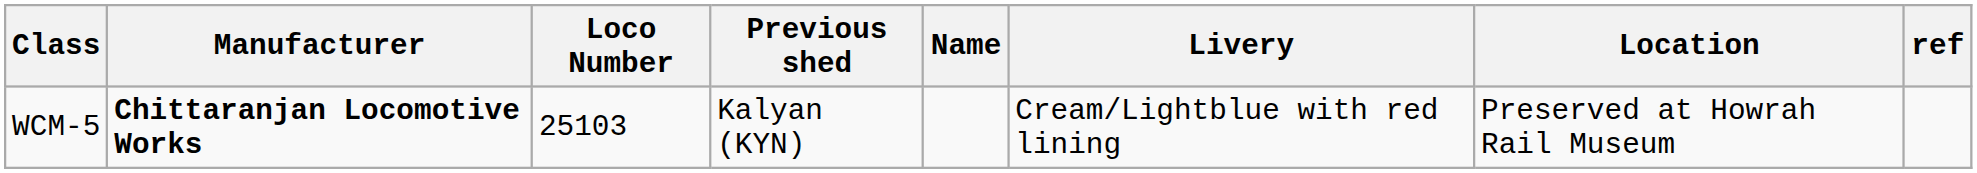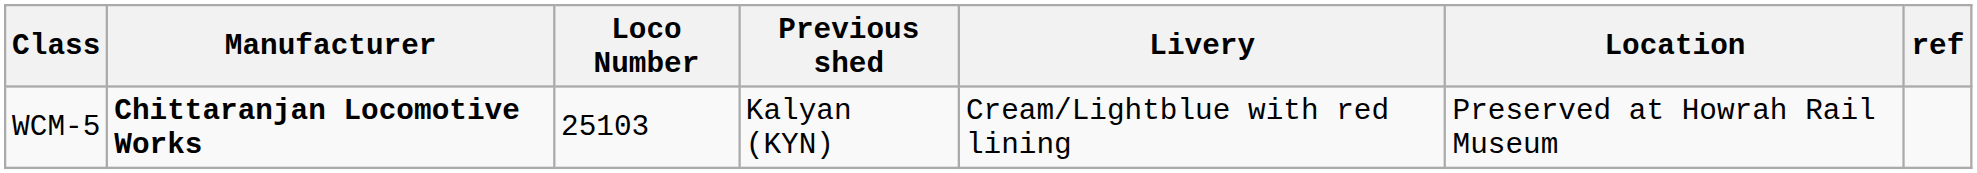- column: (966, 46)
